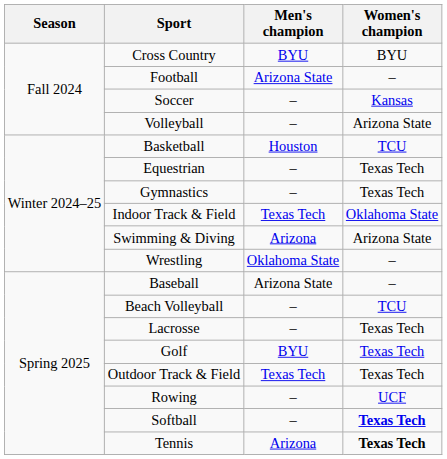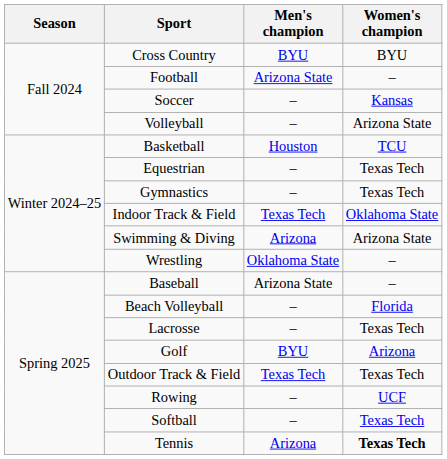(392, 306) TCU -> (392, 306) Florida
(392, 351) Texas Tech -> (392, 351) Arizona
(392, 420) bold -> (392, 420) normal
